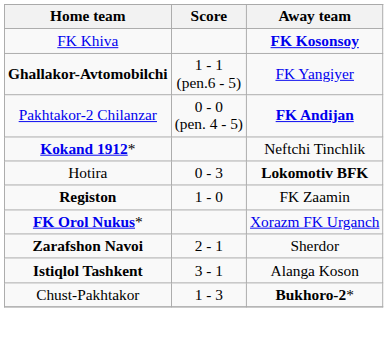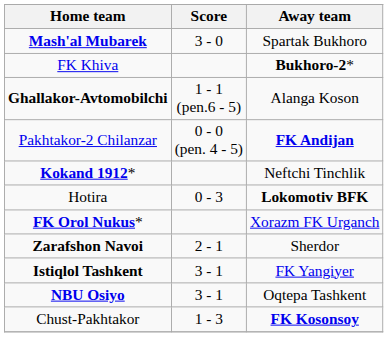+ row: (88, 41)
(315, 41) FK Kosonsoy -> (315, 65) Bukhoro-2*
(315, 74) FK Yangiyer -> (315, 98) Alanga Koson
- row: (88, 197)
(315, 270) Alanga Koson -> (315, 270) FK Yangiyer
+ row: (88, 294)
(315, 294) Bukhoro-2* -> (315, 319) FK Kosonsoy
